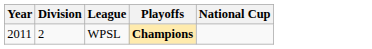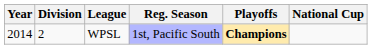+ column: (176, 14)
(20, 34) 2011 -> (20, 34) 2014
